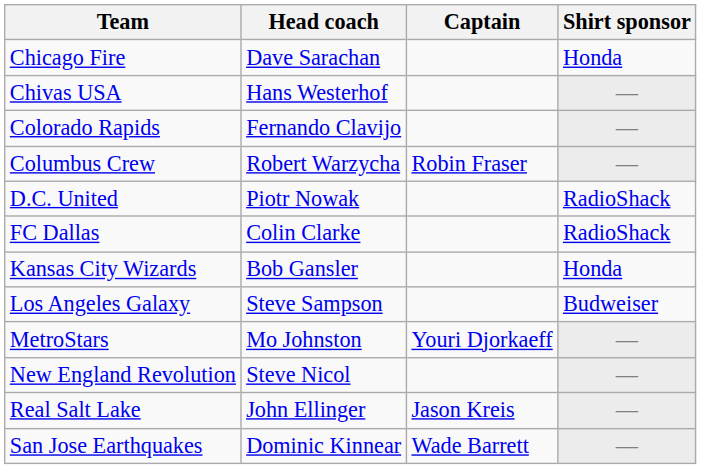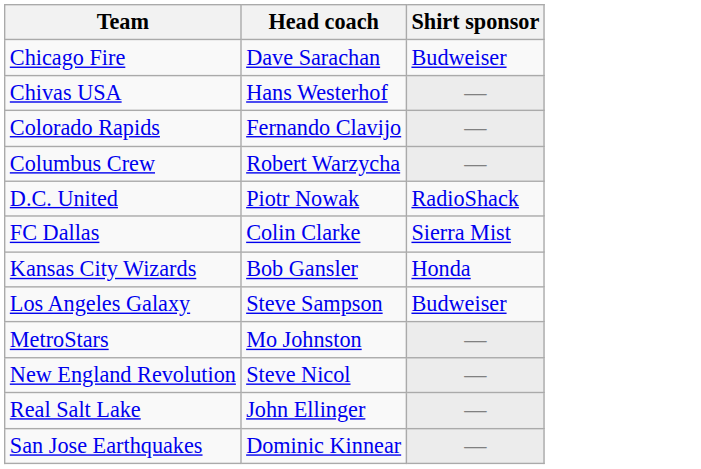- column: (482, 22)
(593, 57) Honda -> (459, 57) Budweiser
(617, 233) RadioShack -> (461, 233) Sierra Mist
